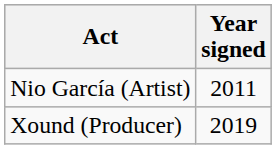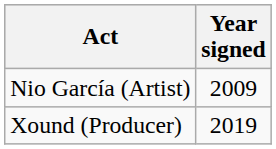(234, 87) 2011 -> (234, 87) 2009
